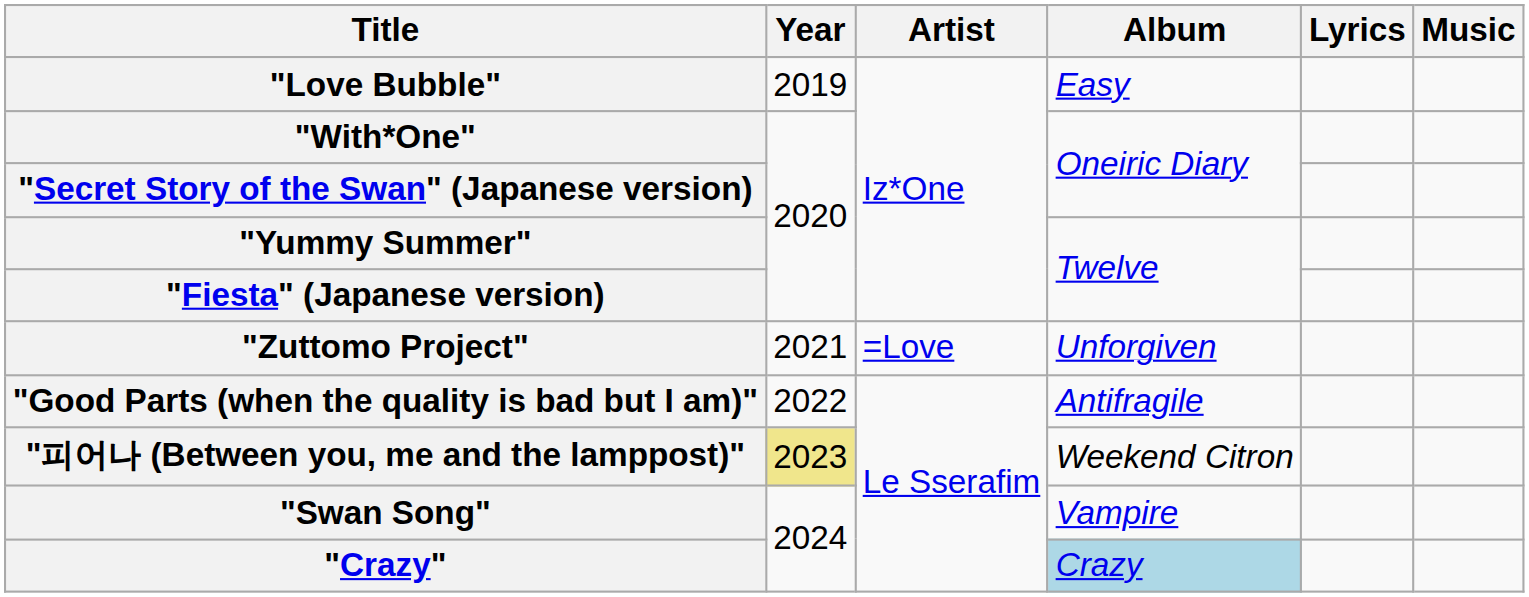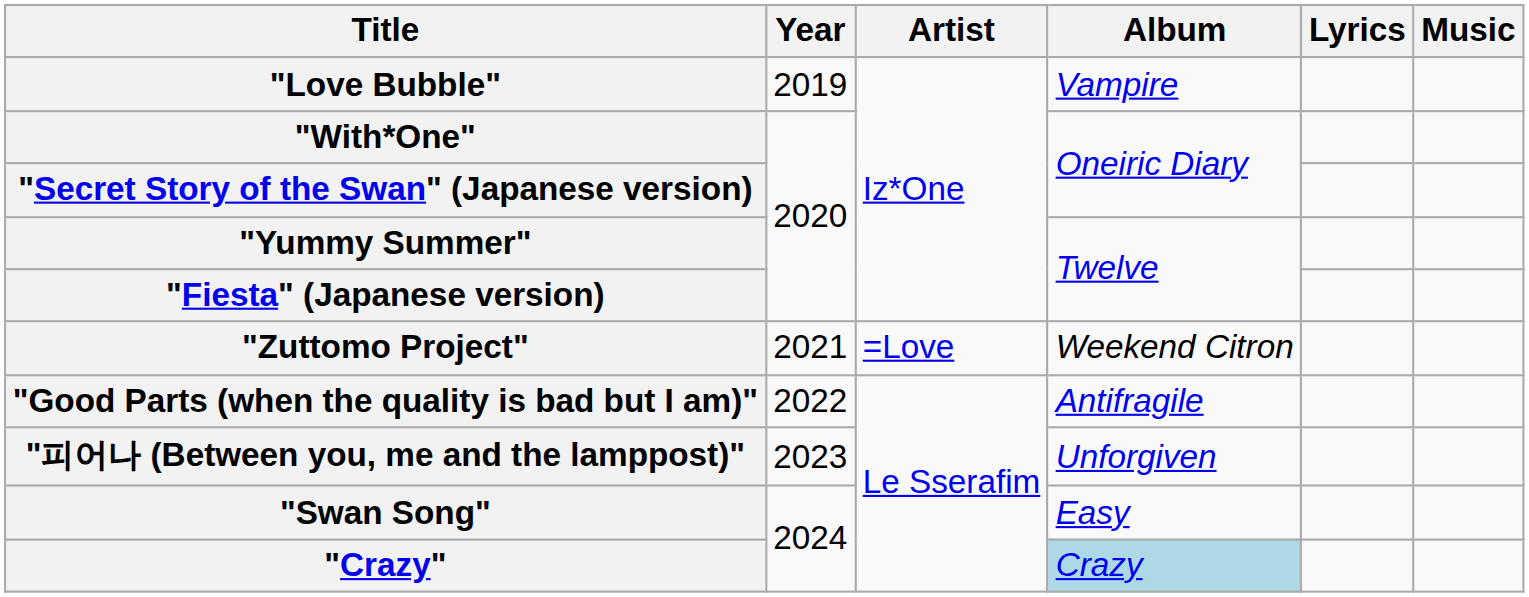(1093, 83) Easy -> (1117, 83) Vampire
(1136, 347) Unforgiven -> (1175, 347) Weekend Citron
(810, 456) khaki background -> (810, 456) no background
(1175, 456) Weekend Citron -> (1136, 456) Unforgiven
(1117, 512) Vampire -> (1093, 512) Easy
